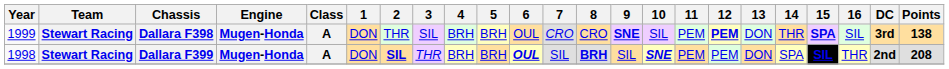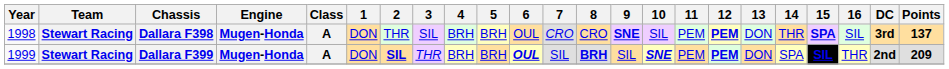(22, 34) 1999 -> (22, 34) 1998
(921, 34) 138 -> (921, 34) 137
(22, 54) 1998 -> (22, 54) 1999
(725, 54) normal -> (725, 54) bold
(921, 54) 208 -> (921, 54) 209
